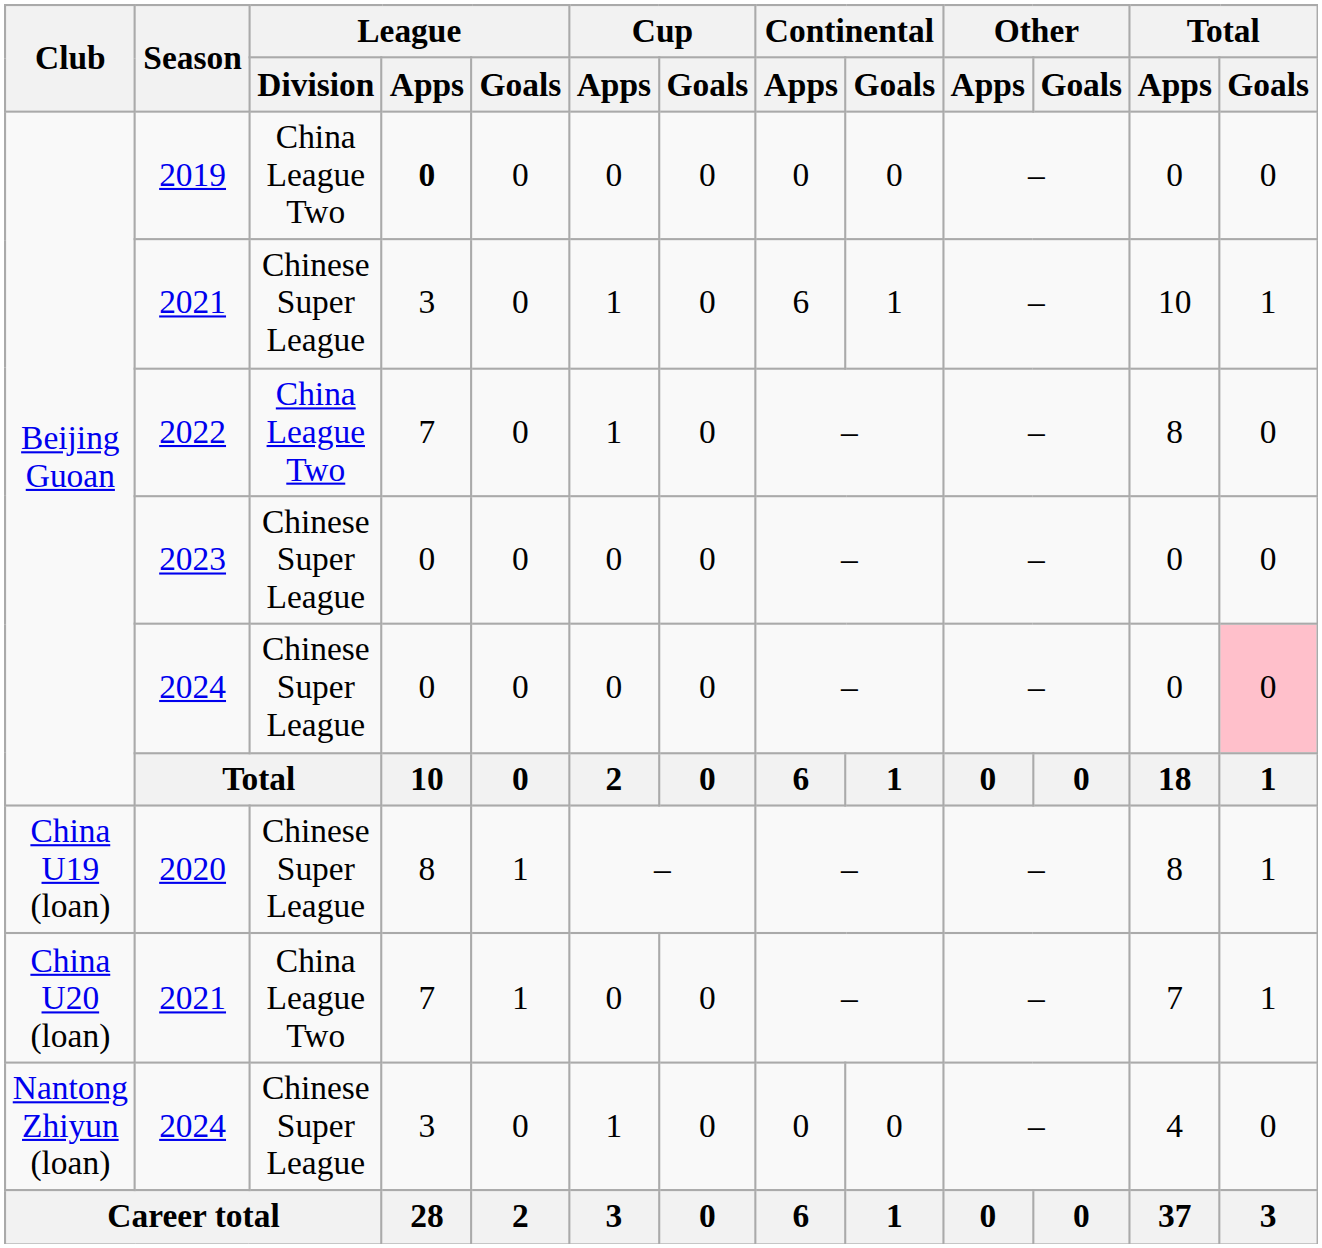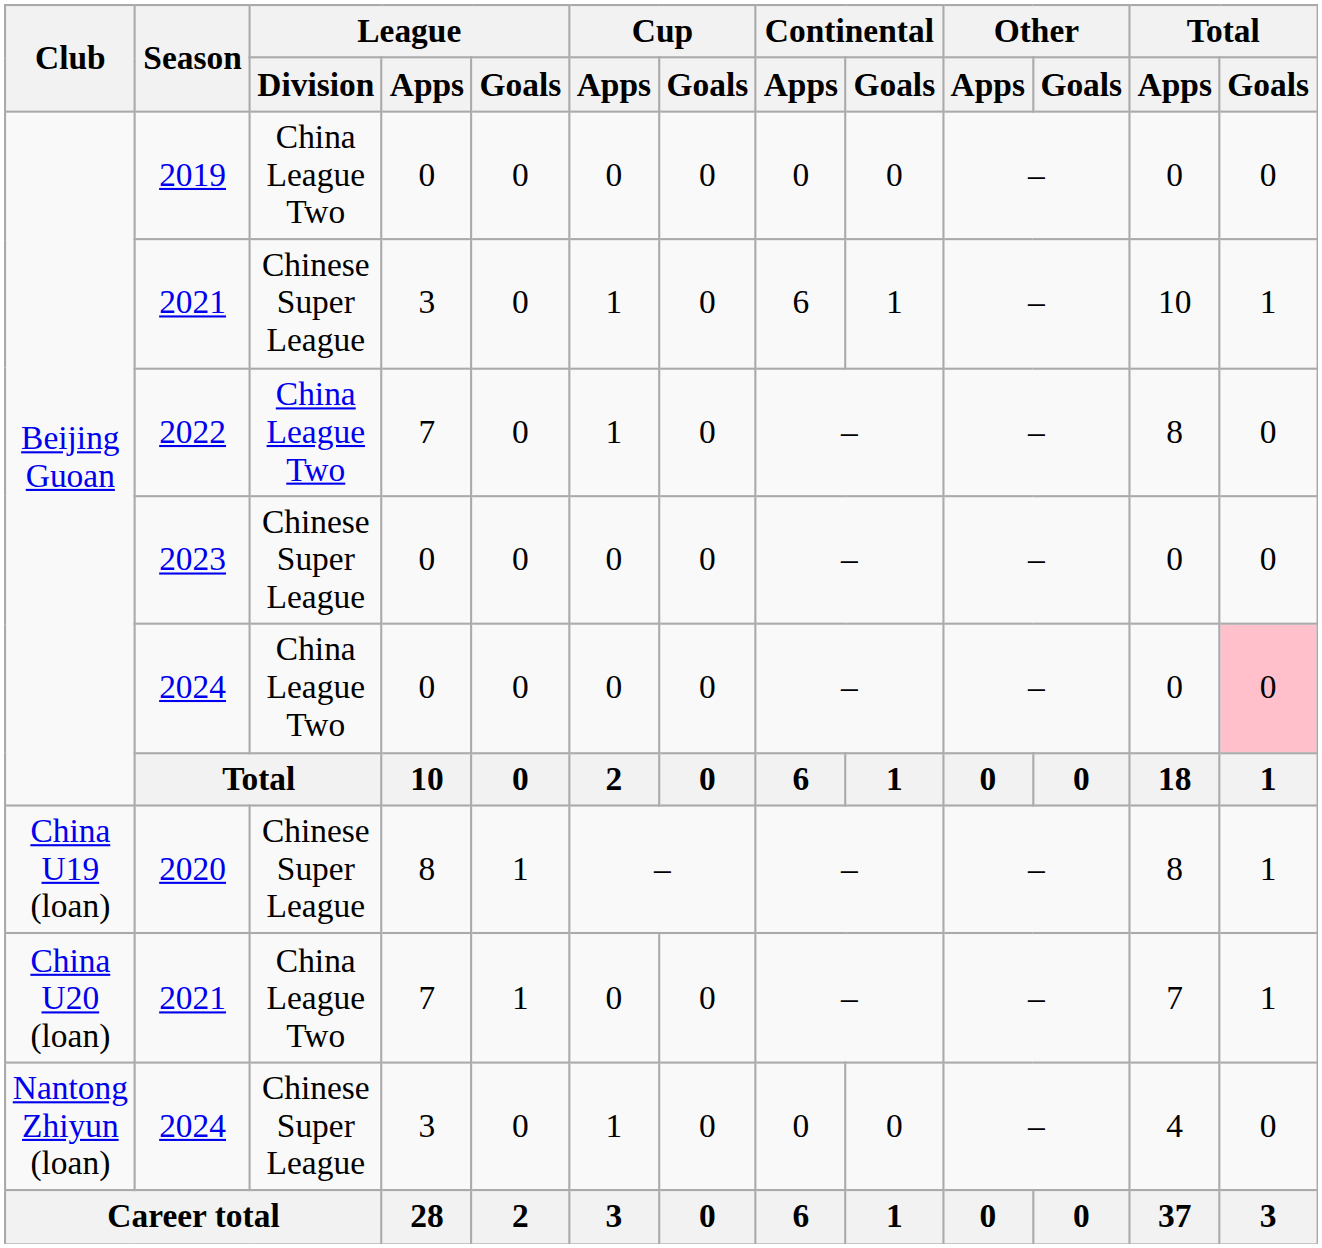(427, 174) bold -> (427, 174) normal
(316, 687) Chinese Super League -> (316, 687) China League Two
